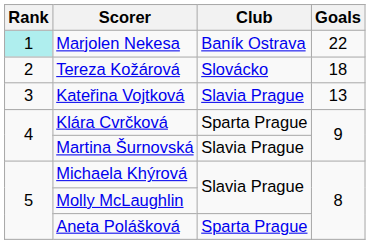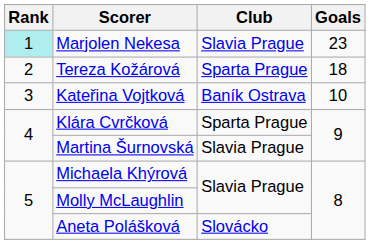(253, 43) Baník Ostrava -> (253, 43) Slavia Prague
(338, 43) 22 -> (338, 43) 23
(235, 69) Slovácko -> (254, 69) Sparta Prague
(253, 95) Slavia Prague -> (253, 95) Baník Ostrava
(338, 95) 13 -> (338, 95) 10
(254, 226) Sparta Prague -> (235, 226) Slovácko
